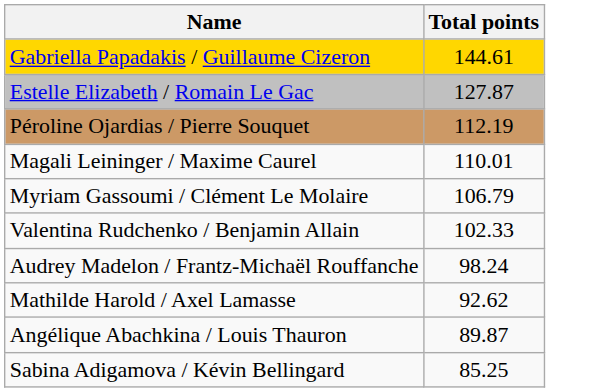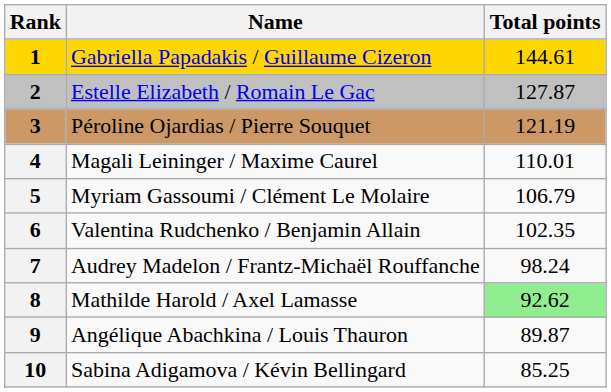+ column: (35, 21)
(484, 126) 112.19 -> (545, 126) 121.19
(484, 230) 102.33 -> (545, 230) 102.35
(484, 299) no background -> (545, 299) lightgreen background
